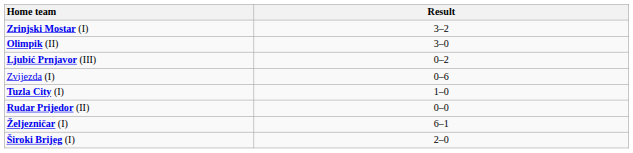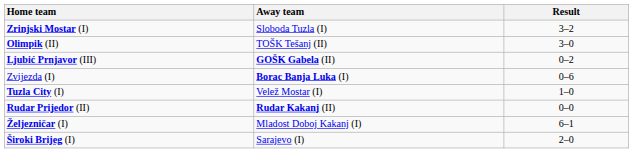+ column: (280, 12)
